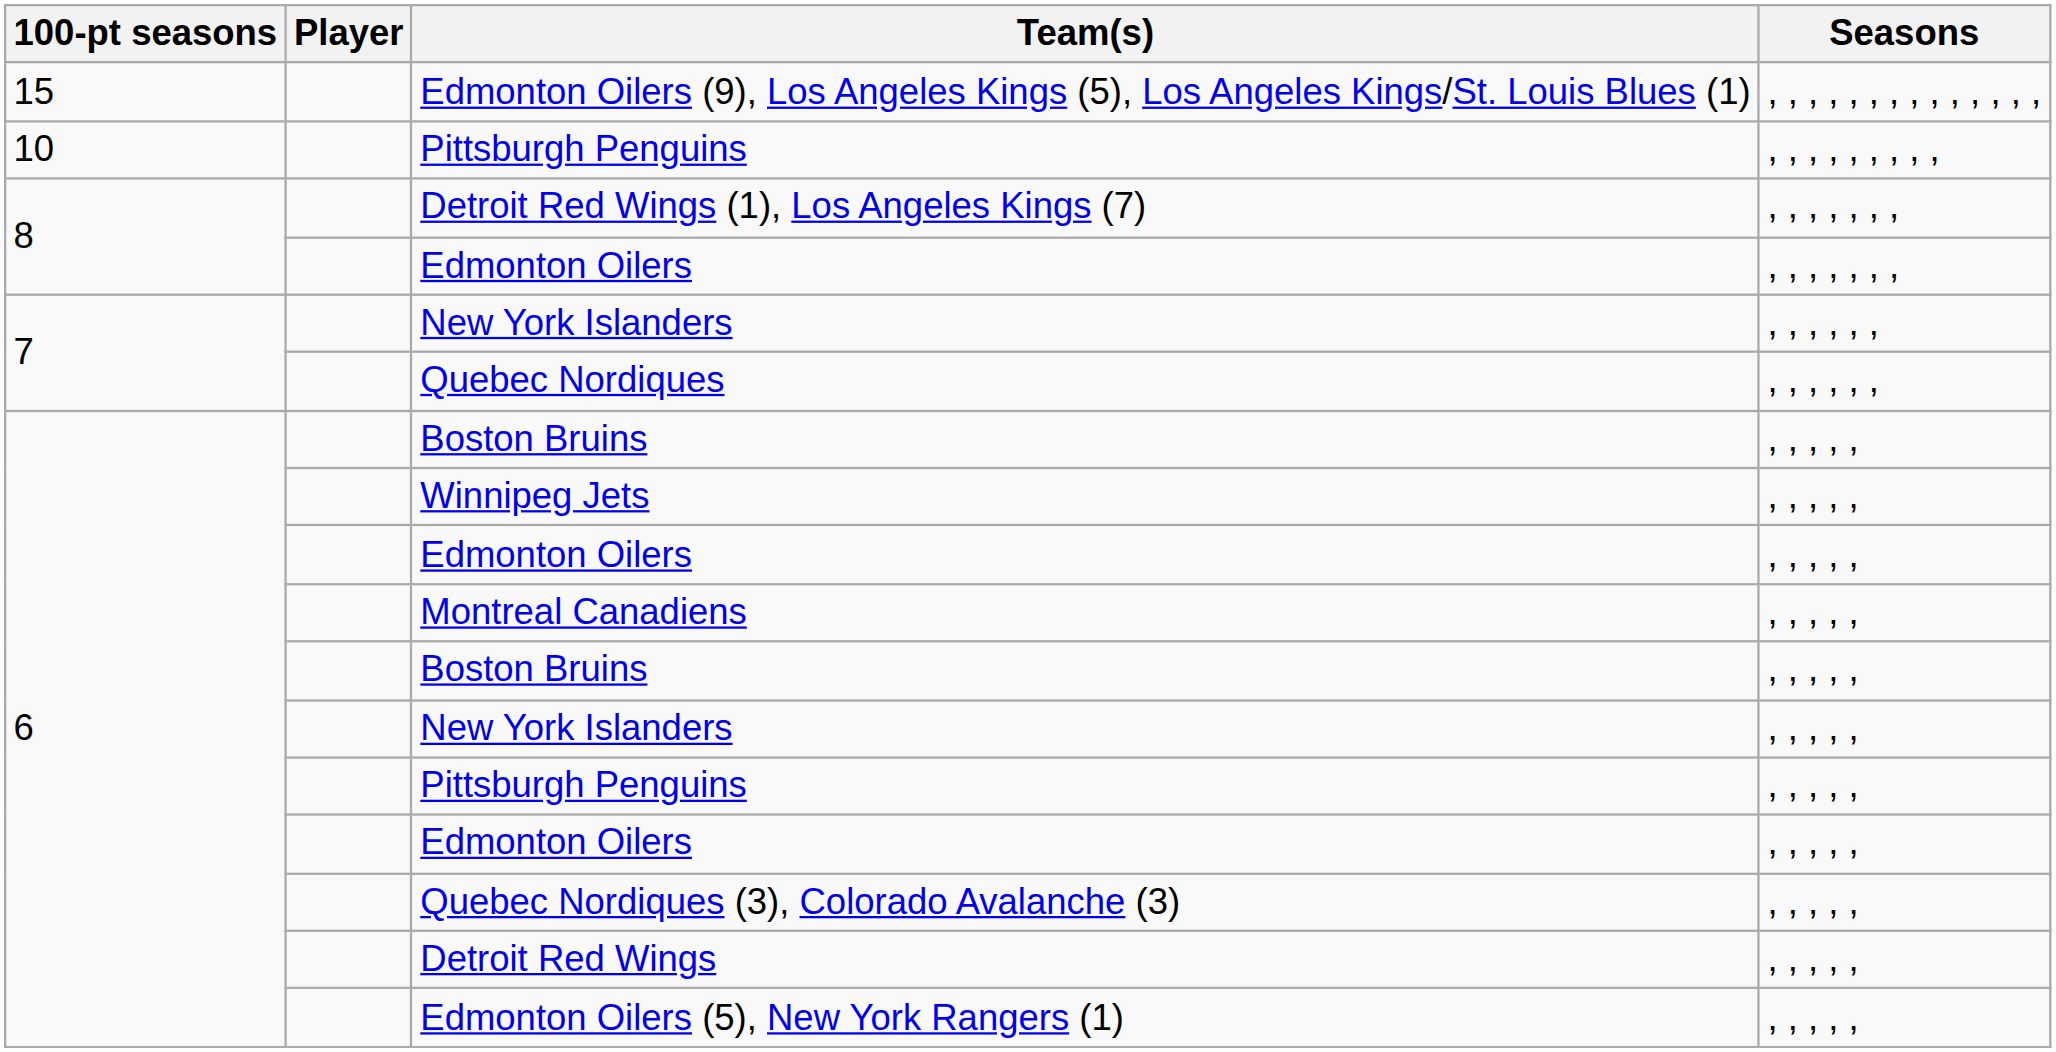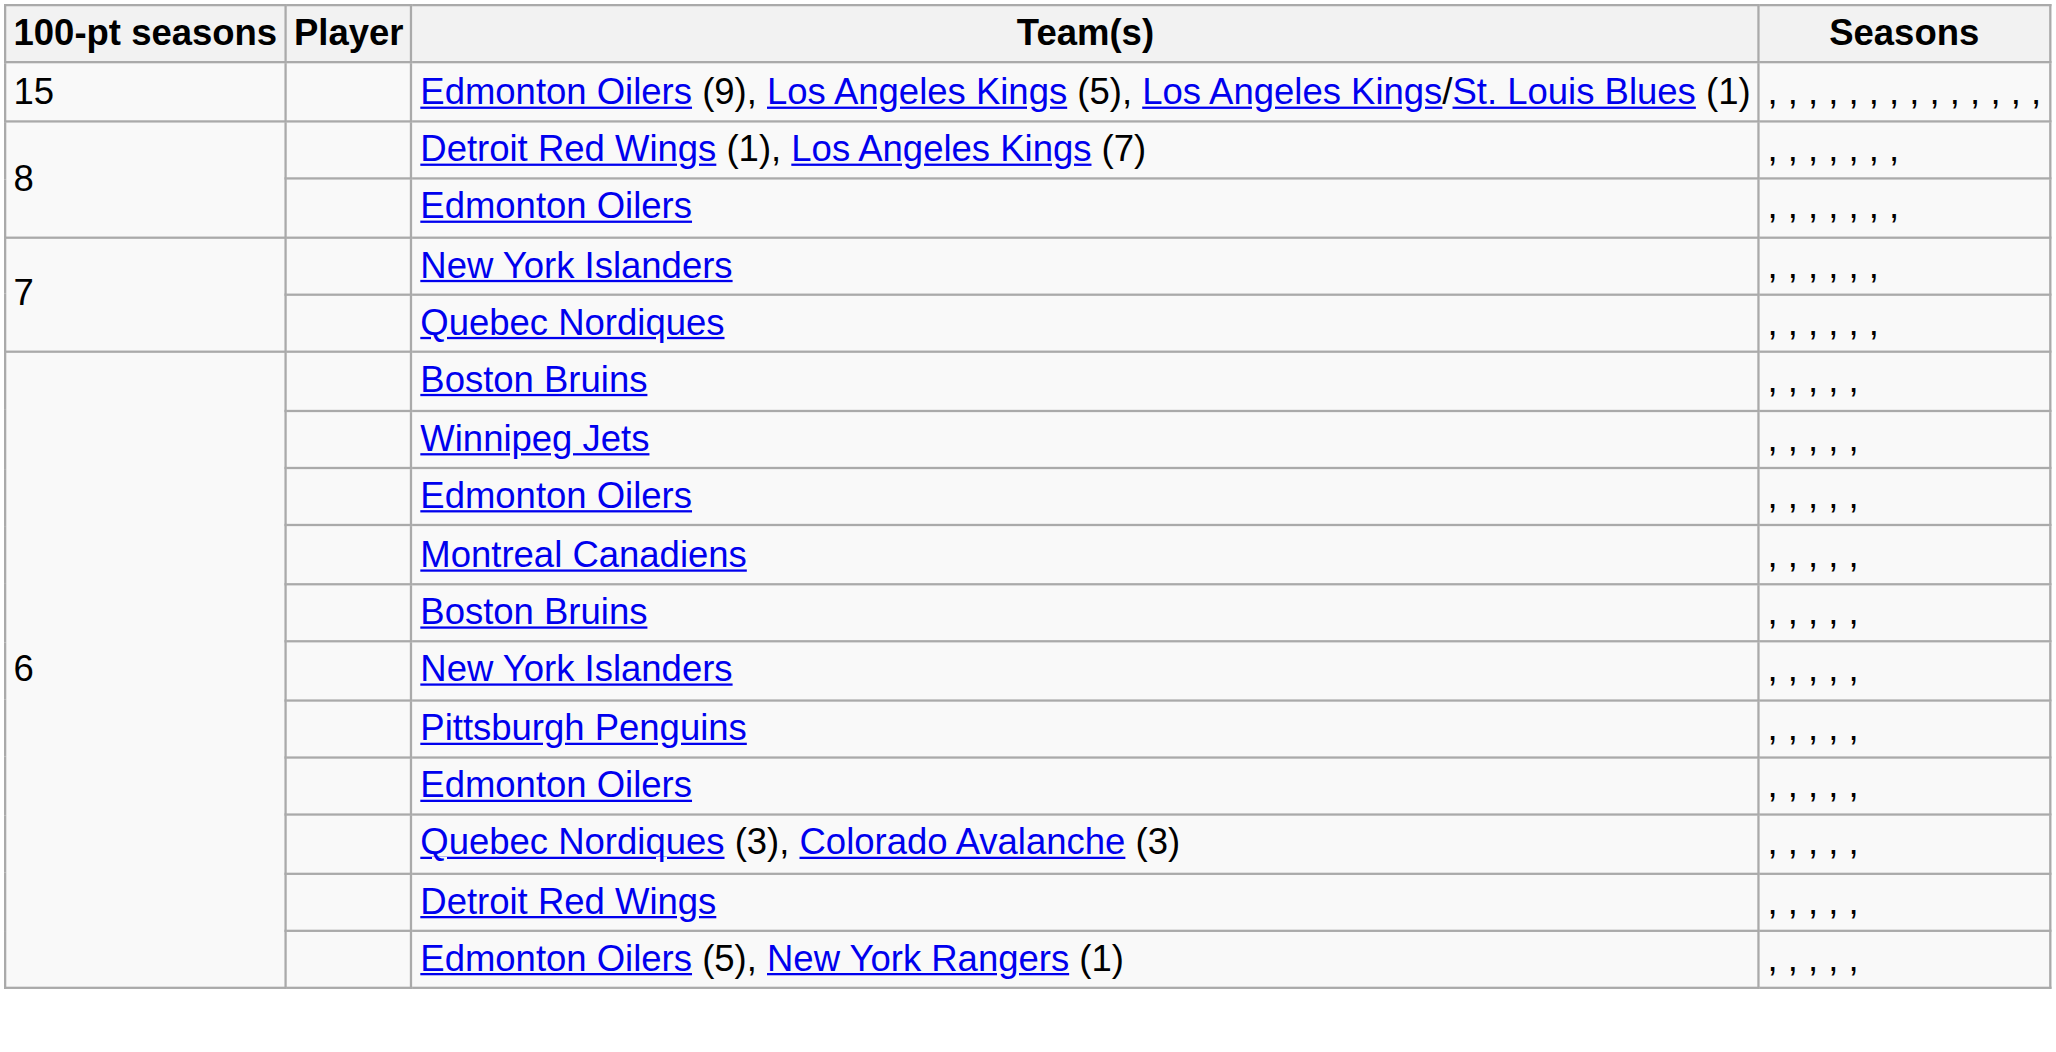- row: (34, 149)
